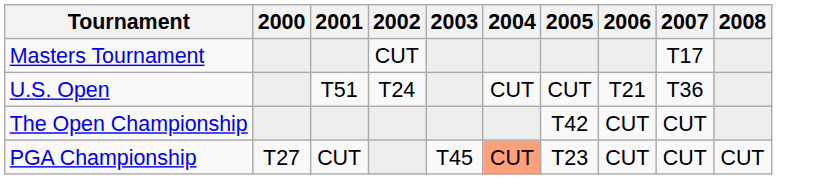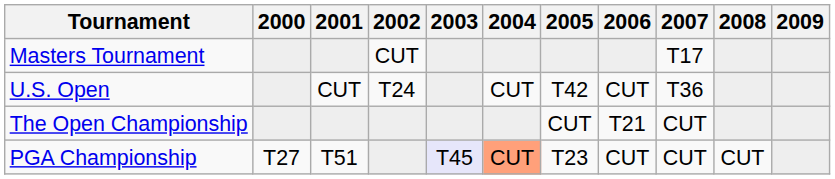+ column: (800, 22)
(339, 90) T51 -> (339, 90) CUT
(570, 90) CUT -> (570, 90) T42
(627, 90) T21 -> (627, 90) CUT
(570, 124) T42 -> (570, 124) CUT
(627, 124) CUT -> (627, 124) T21
(339, 158) CUT -> (339, 158) T51
(454, 158) no background -> (454, 158) lavender background
